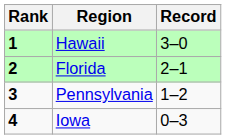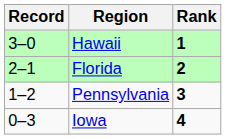columns swapped: (28, 17) <-> (188, 17)
